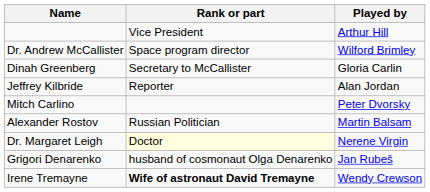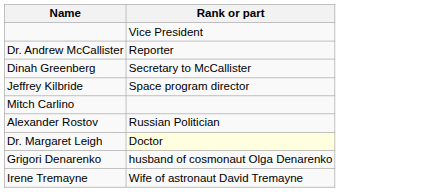- column: (380, 13)
(189, 50) Space program director -> (151, 50) Reporter
(151, 86) Reporter -> (189, 86) Space program director
(222, 178) bold -> (216, 178) normal
